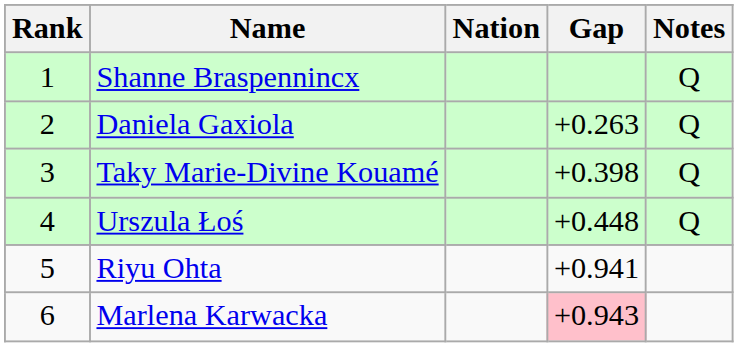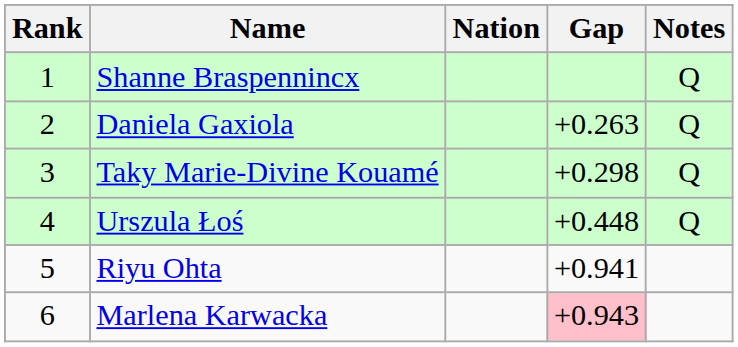(596, 172) +0.398 -> (596, 172) +0.298
